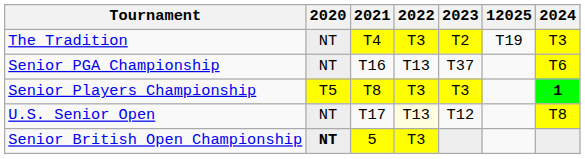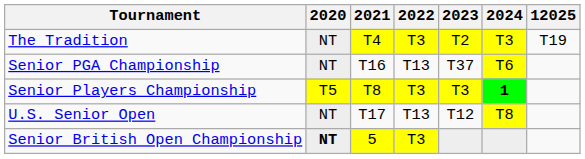columns swapped: (558, 17) <-> (509, 17)
(416, 116) lightyellow background -> (416, 116) no background
